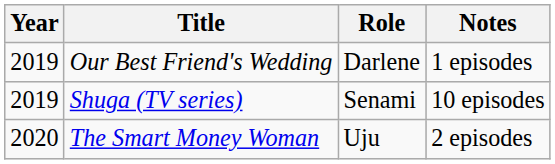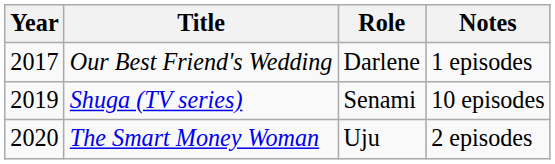(34, 61) 2019 -> (34, 61) 2017
